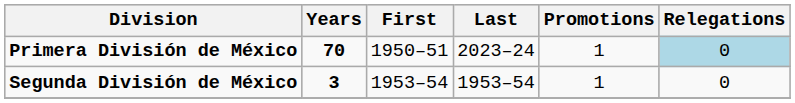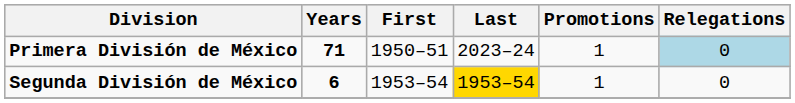(334, 51) 70 -> (334, 51) 71
(334, 82) 3 -> (334, 82) 6
(496, 82) no background -> (496, 82) gold background
